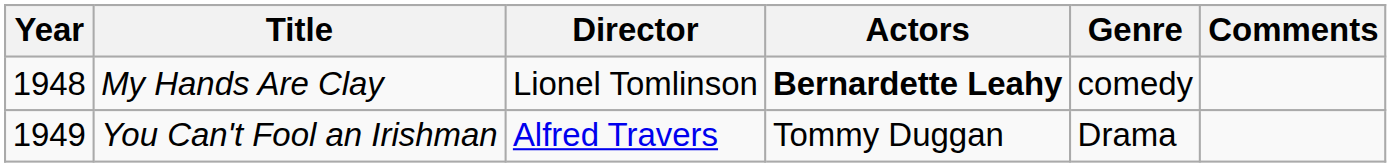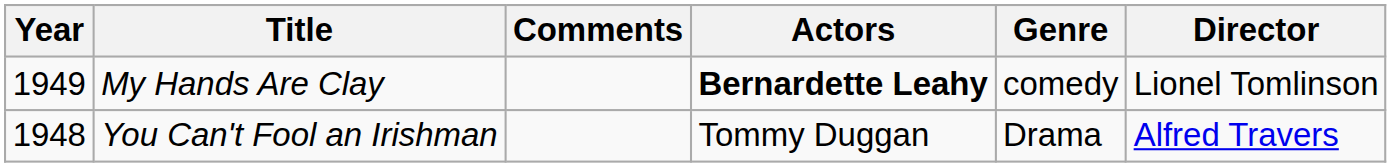columns swapped: (635, 30) <-> (1293, 30)
(49, 82) 1948 -> (49, 82) 1949
(49, 135) 1949 -> (49, 135) 1948
